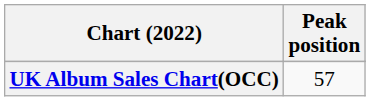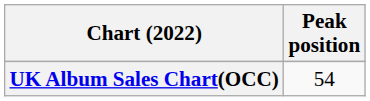(324, 78) 57 -> (324, 78) 54
